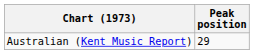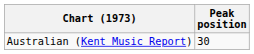(203, 41) 29 -> (203, 41) 30
